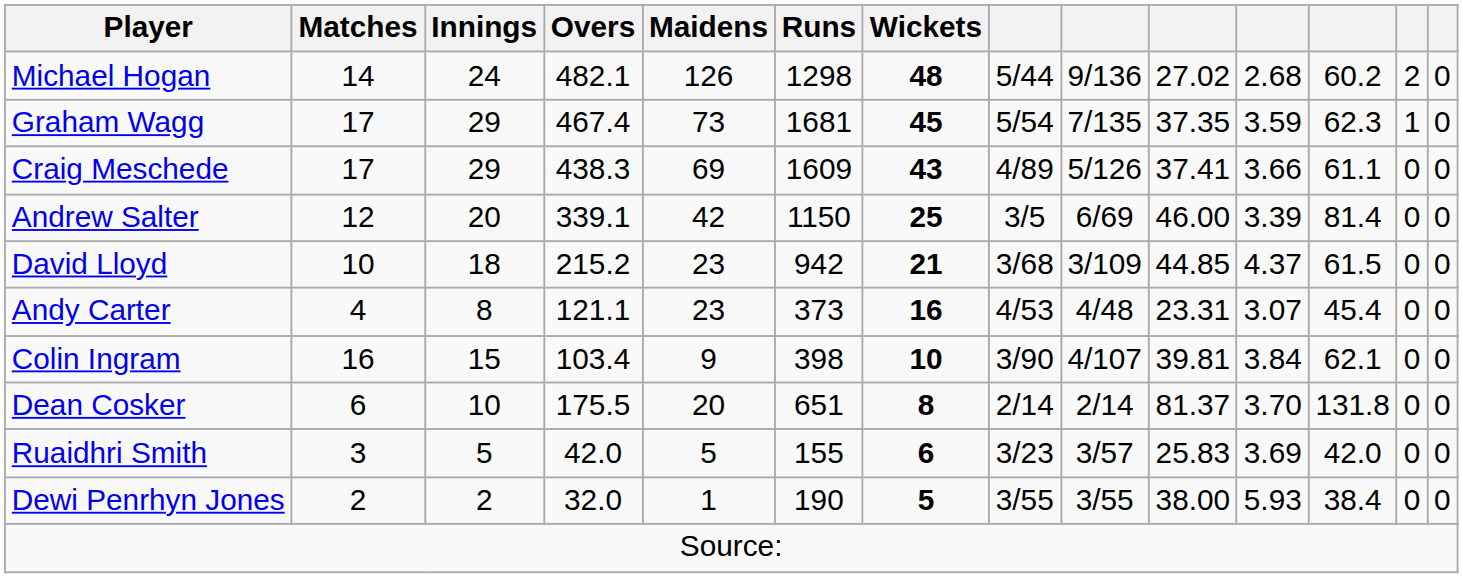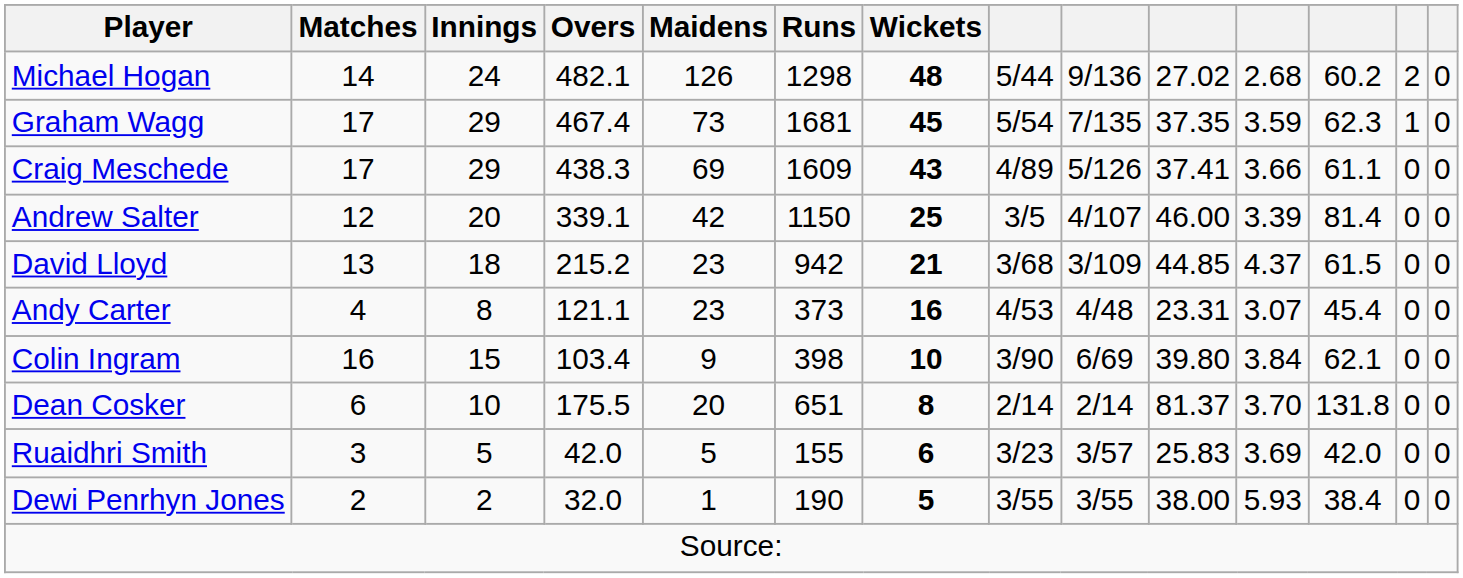(1105, 216) 6/69 -> (1105, 216) 4/107
(358, 264) 10 -> (358, 264) 13
(1105, 358) 4/107 -> (1105, 358) 6/69
(1193, 358) 39.81 -> (1193, 358) 39.80
